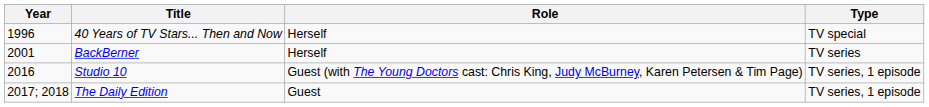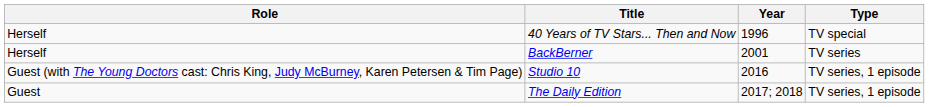columns swapped: (38, 14) <-> (545, 14)
